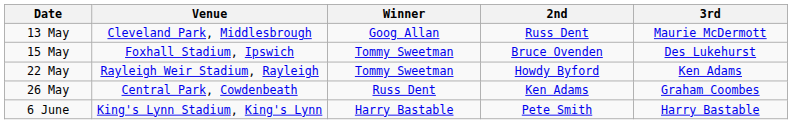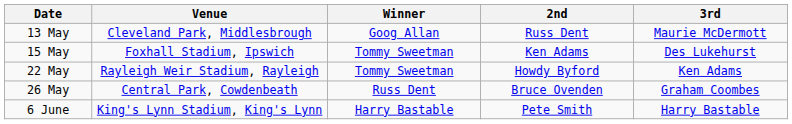(557, 52) Bruce Ovenden -> (557, 52) Ken Adams
(557, 90) Ken Adams -> (557, 90) Bruce Ovenden
